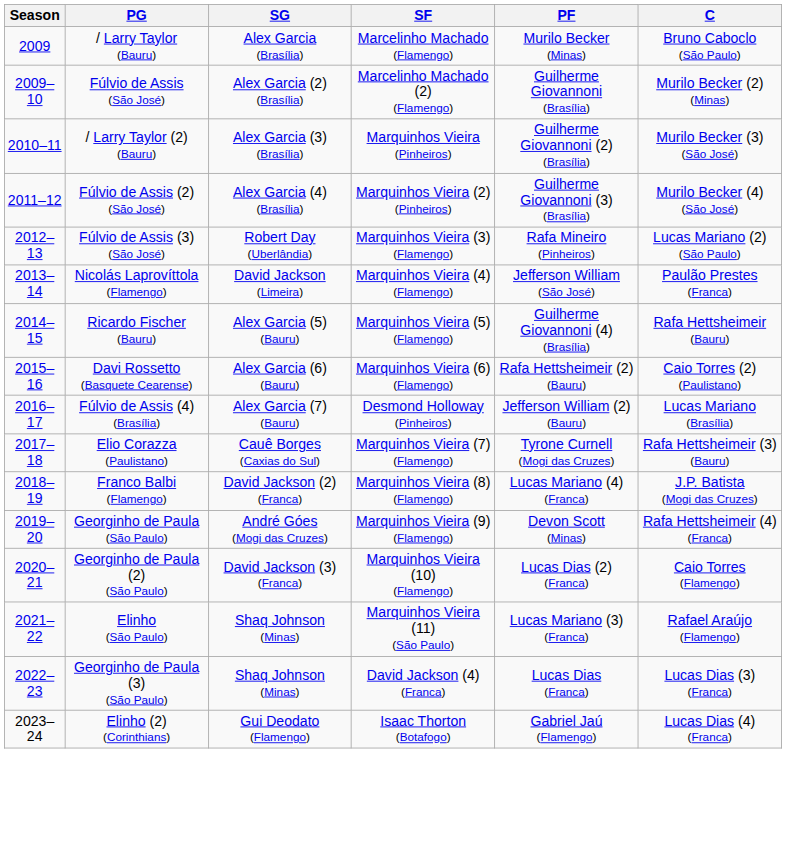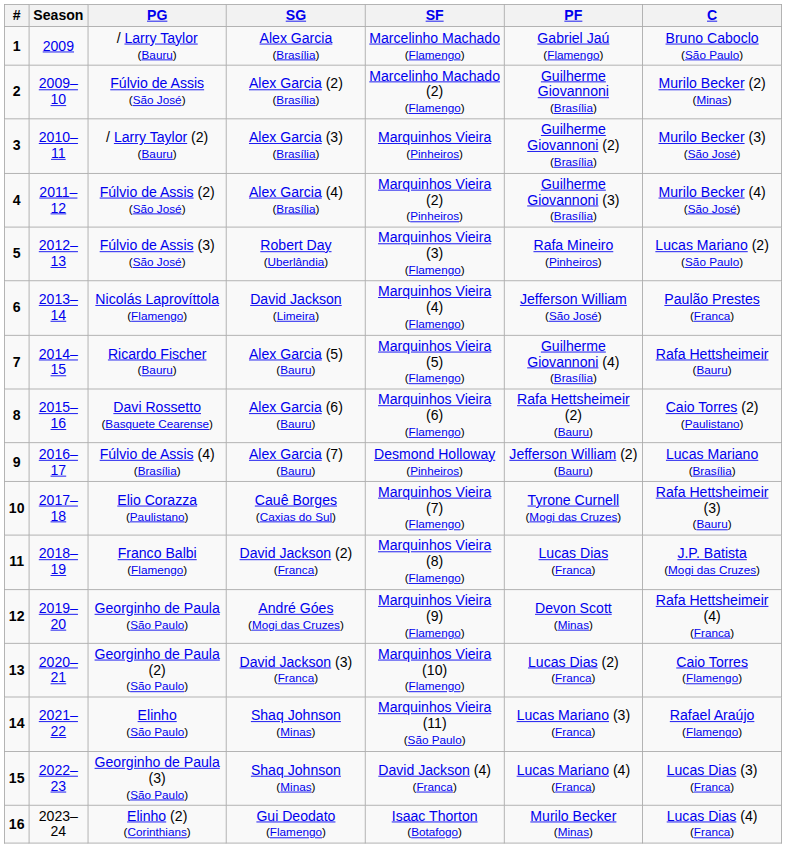+ column: (17, 15)
(566, 45) Murilo Becker (Minas) -> (573, 45) Gabriel Jaú (Flamengo)
(566, 490) Lucas Mariano (4) (Franca) -> (573, 562) Lucas Dias (Franca)
(566, 683) Lucas Dias (Franca) -> (573, 778) Lucas Mariano (4) (Franca)
(566, 729) Gabriel Jaú (Flamengo) -> (573, 824) Murilo Becker (Minas)
